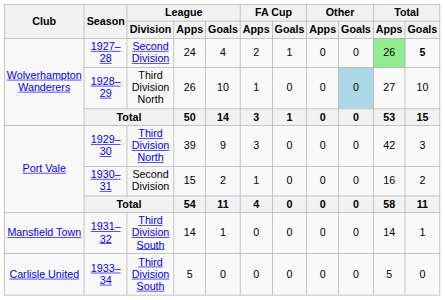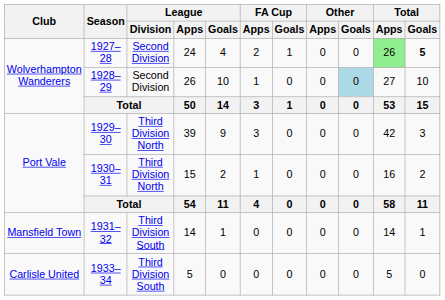(151, 88) Third Division North -> (151, 82) Second Division
(151, 181) Second Division -> (151, 175) Third Division North
